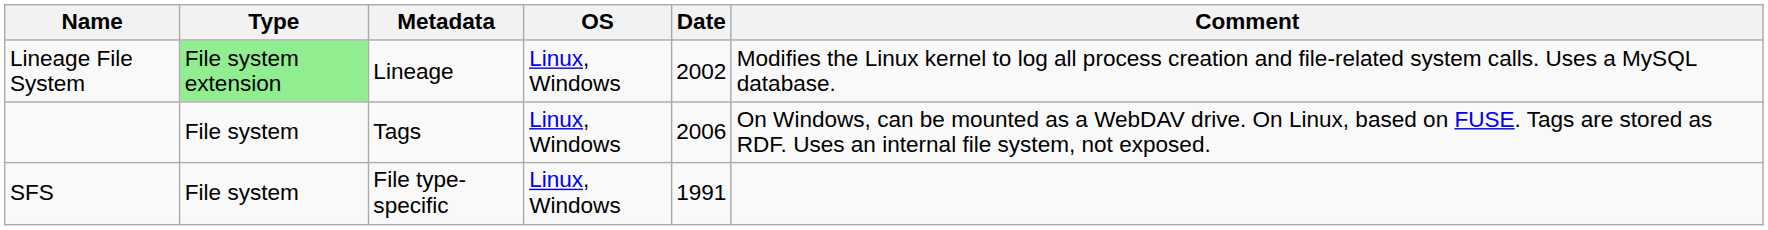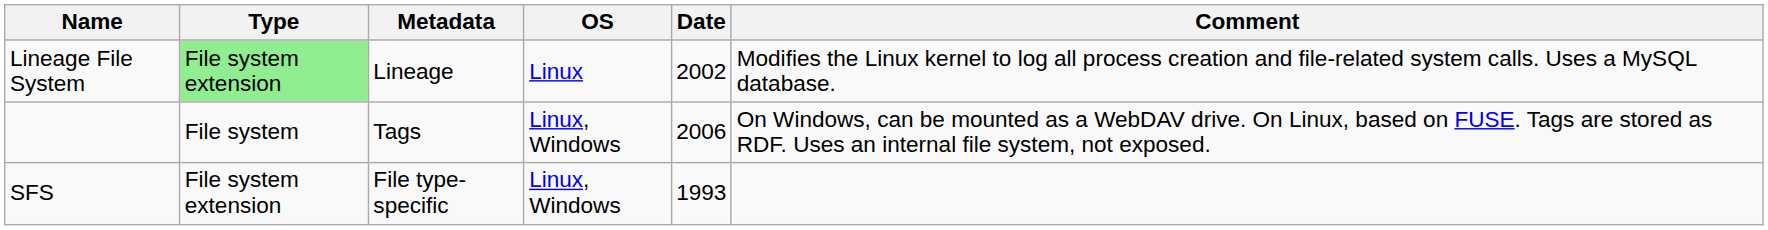(575, 70) Linux, Windows -> (556, 70) Linux
(242, 193) File system -> (242, 193) File system extension
(701, 193) 1991 -> (701, 193) 1993
